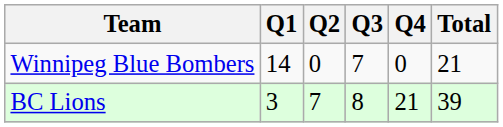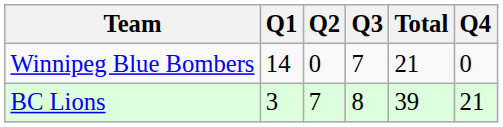columns swapped: (410, 24) <-> (464, 24)
